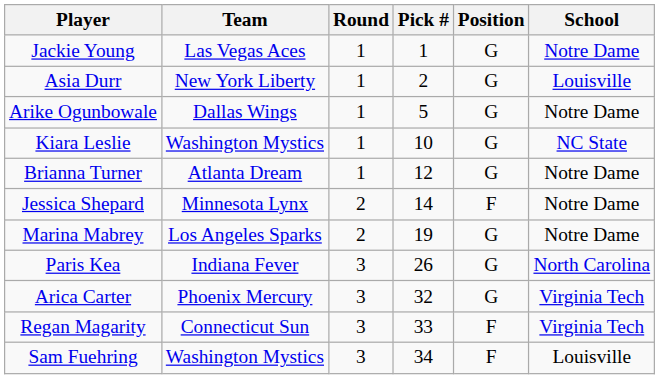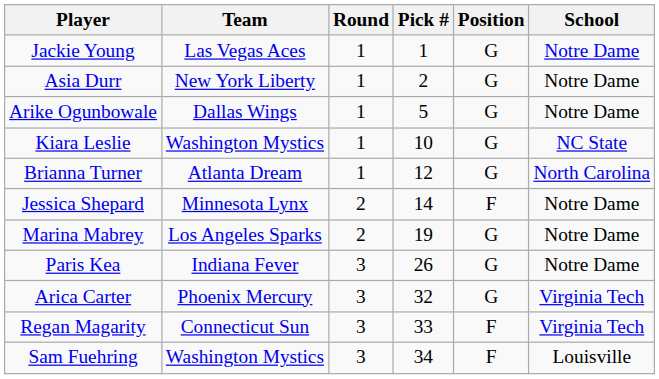(592, 81) Louisville -> (592, 81) Notre Dame
(592, 173) Notre Dame -> (592, 173) North Carolina
(592, 265) North Carolina -> (592, 265) Notre Dame
